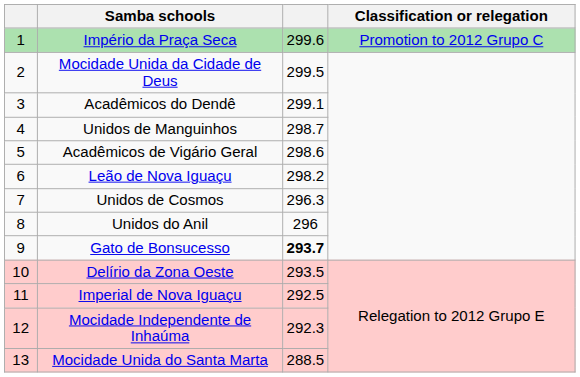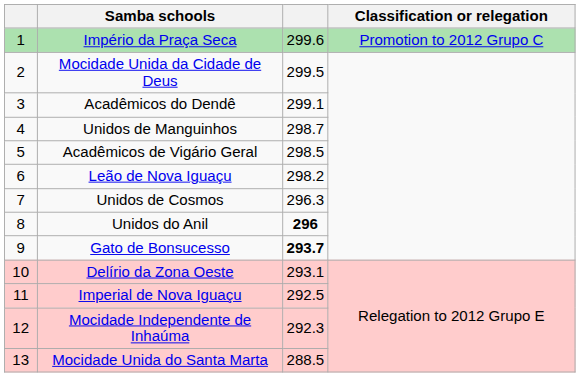(305, 152) 298.6 -> (305, 152) 298.5
(305, 224) normal -> (305, 224) bold
(305, 271) 293.5 -> (305, 271) 293.1
